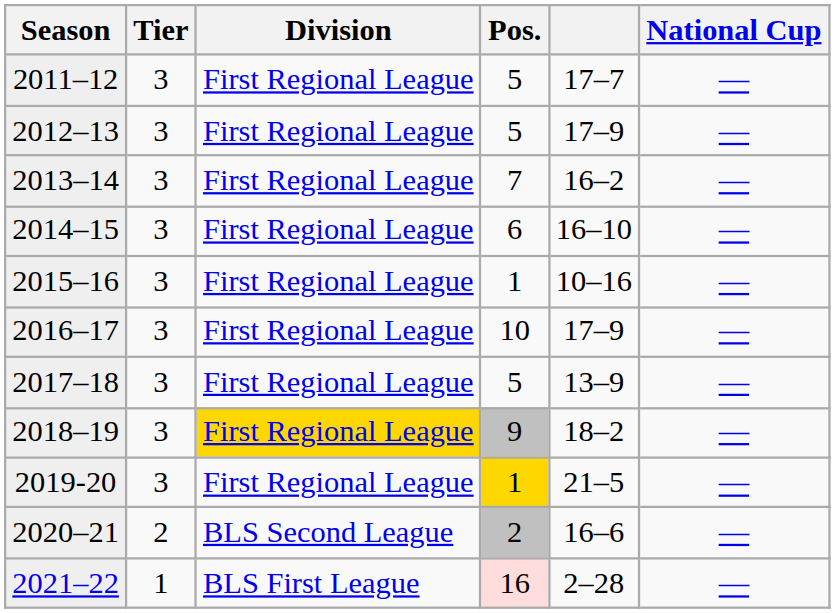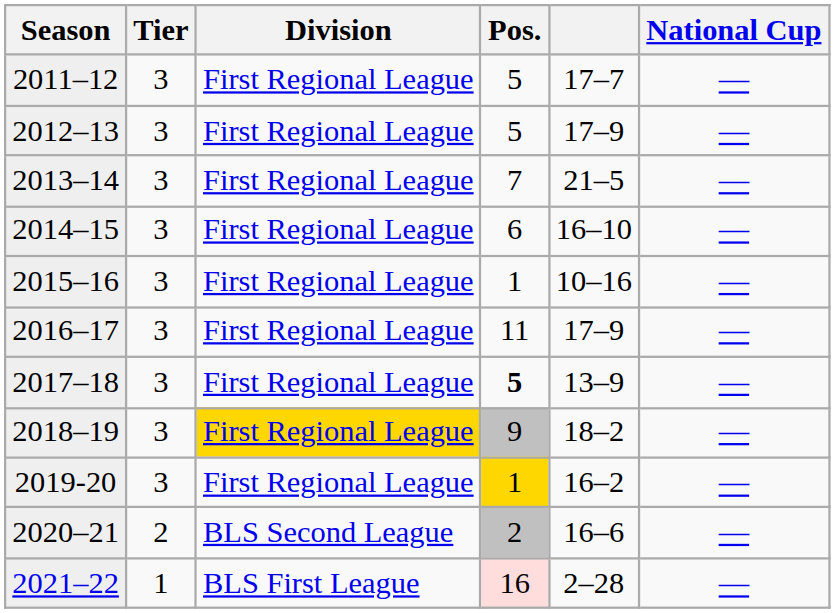(594, 180) 16–2 -> (594, 180) 21–5
(515, 330) 10 -> (515, 330) 11
(515, 381) normal -> (515, 381) bold
(594, 481) 21–5 -> (594, 481) 16–2
